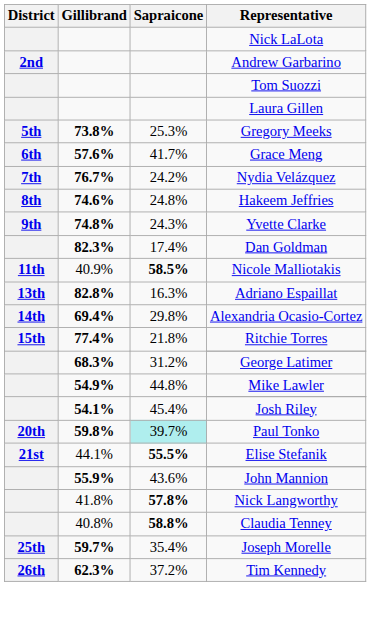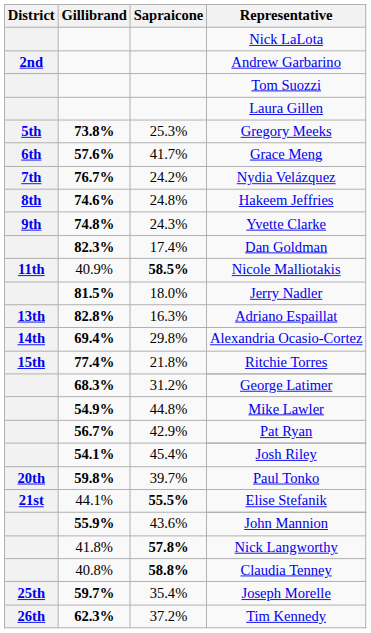+ row: (94, 293)
+ row: (94, 431)
(168, 431) paleturquoise background -> (168, 477) no background
